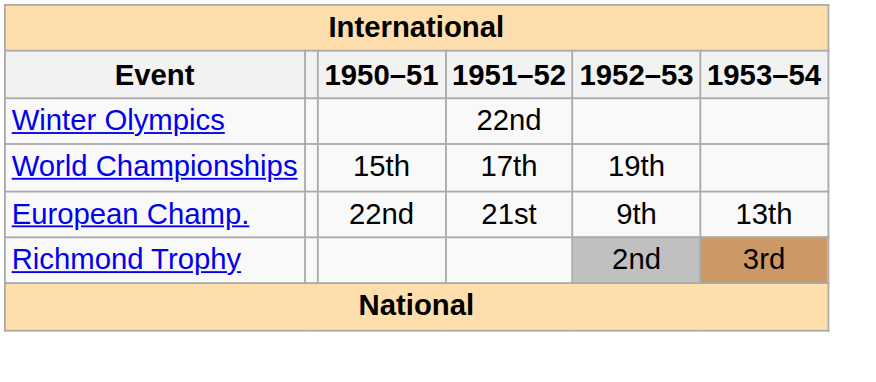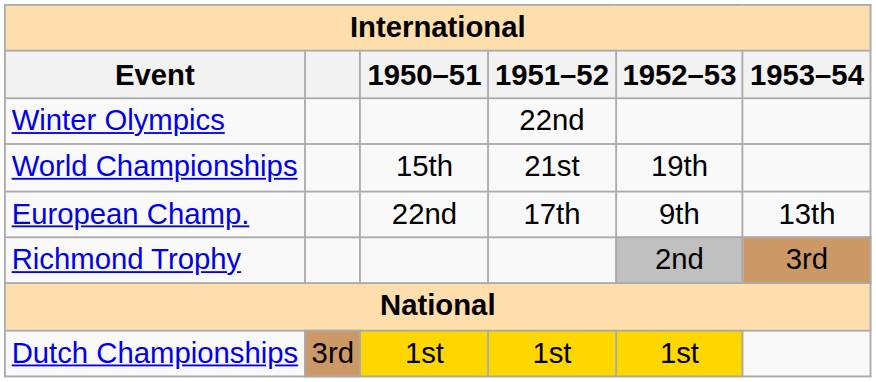(509, 167) 17th -> (552, 167) 21st
(509, 213) 21st -> (552, 213) 17th
+ row: (155, 352)
